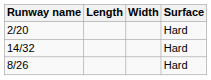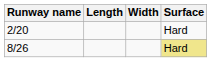- row: (21, 48)
(176, 65) no background -> (176, 48) khaki background
